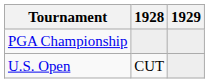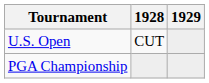rows swapped: (39, 66) <-> (68, 41)
